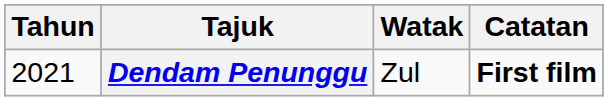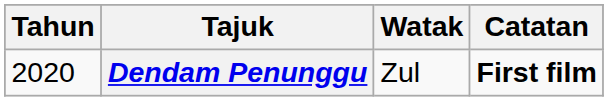(43, 72) 2021 -> (43, 72) 2020
